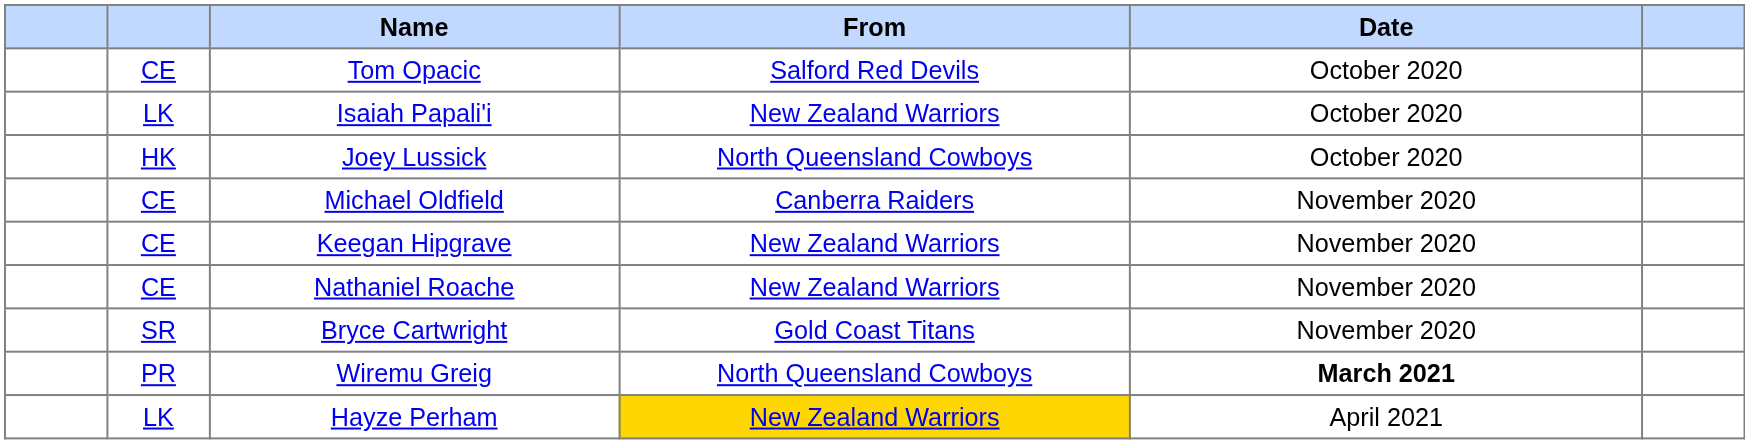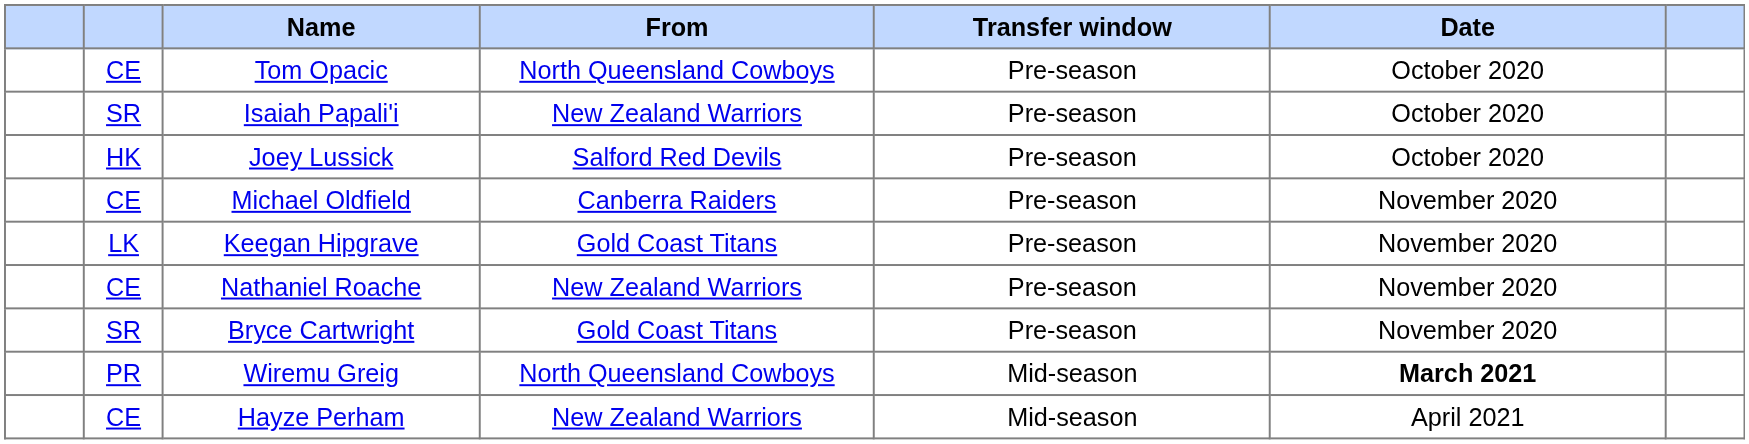+ column: (1072, 27)
(875, 70) Salford Red Devils -> (677, 70) North Queensland Cowboys
(158, 113) LK -> (124, 113) SR
(875, 157) North Queensland Cowboys -> (677, 157) Salford Red Devils
(158, 243) CE -> (124, 243) LK
(875, 243) New Zealand Warriors -> (677, 243) Gold Coast Titans
(158, 417) LK -> (124, 417) CE
(875, 417) gold background -> (677, 417) no background
